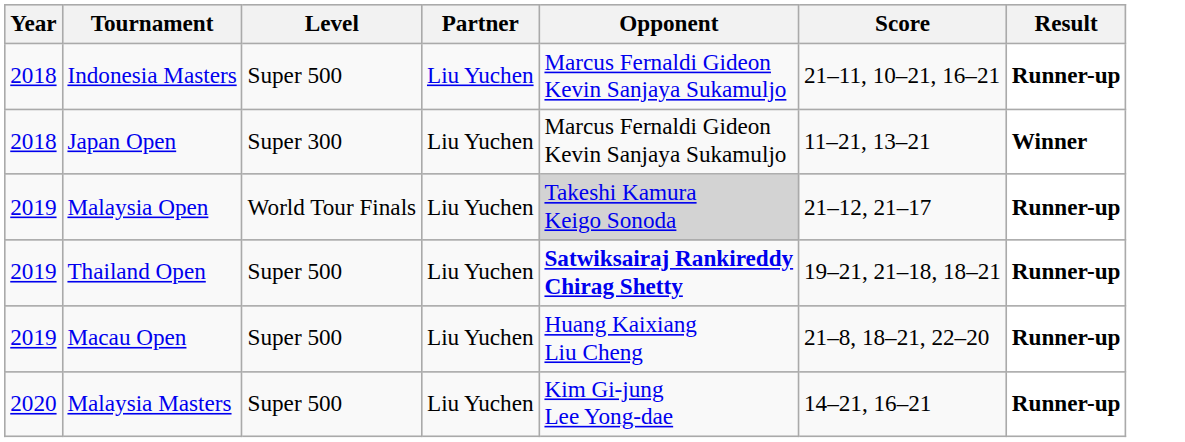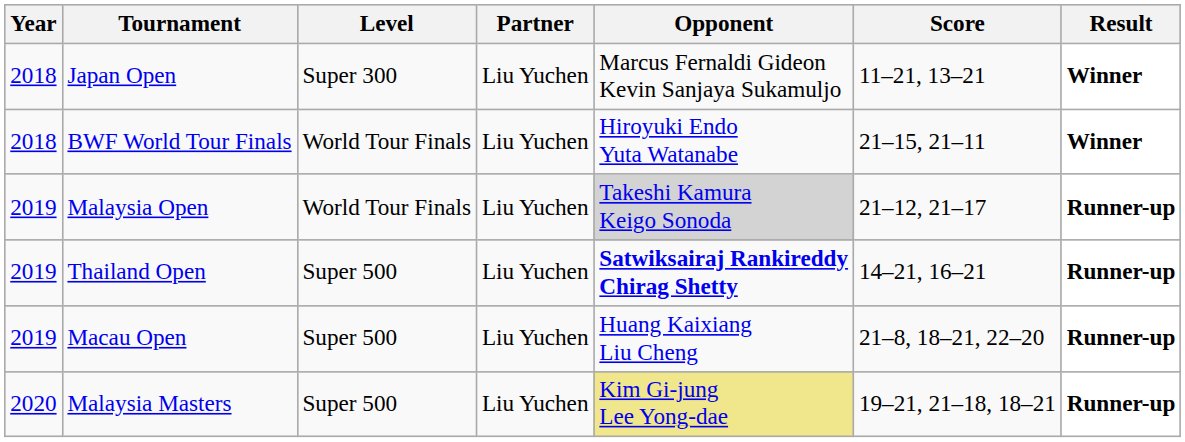- row: (152, 75)
+ row: (180, 141)
(902, 272) 19–21, 21–18, 18–21 -> (923, 272) 14–21, 16–21
(609, 403) no background -> (664, 403) khaki background
(868, 403) 14–21, 16–21 -> (957, 403) 19–21, 21–18, 18–21
